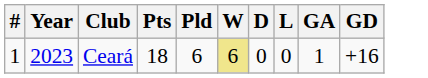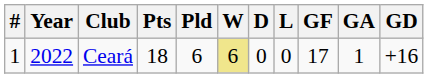+ column: (318, 21)
(52, 55) 2023 -> (52, 55) 2022
